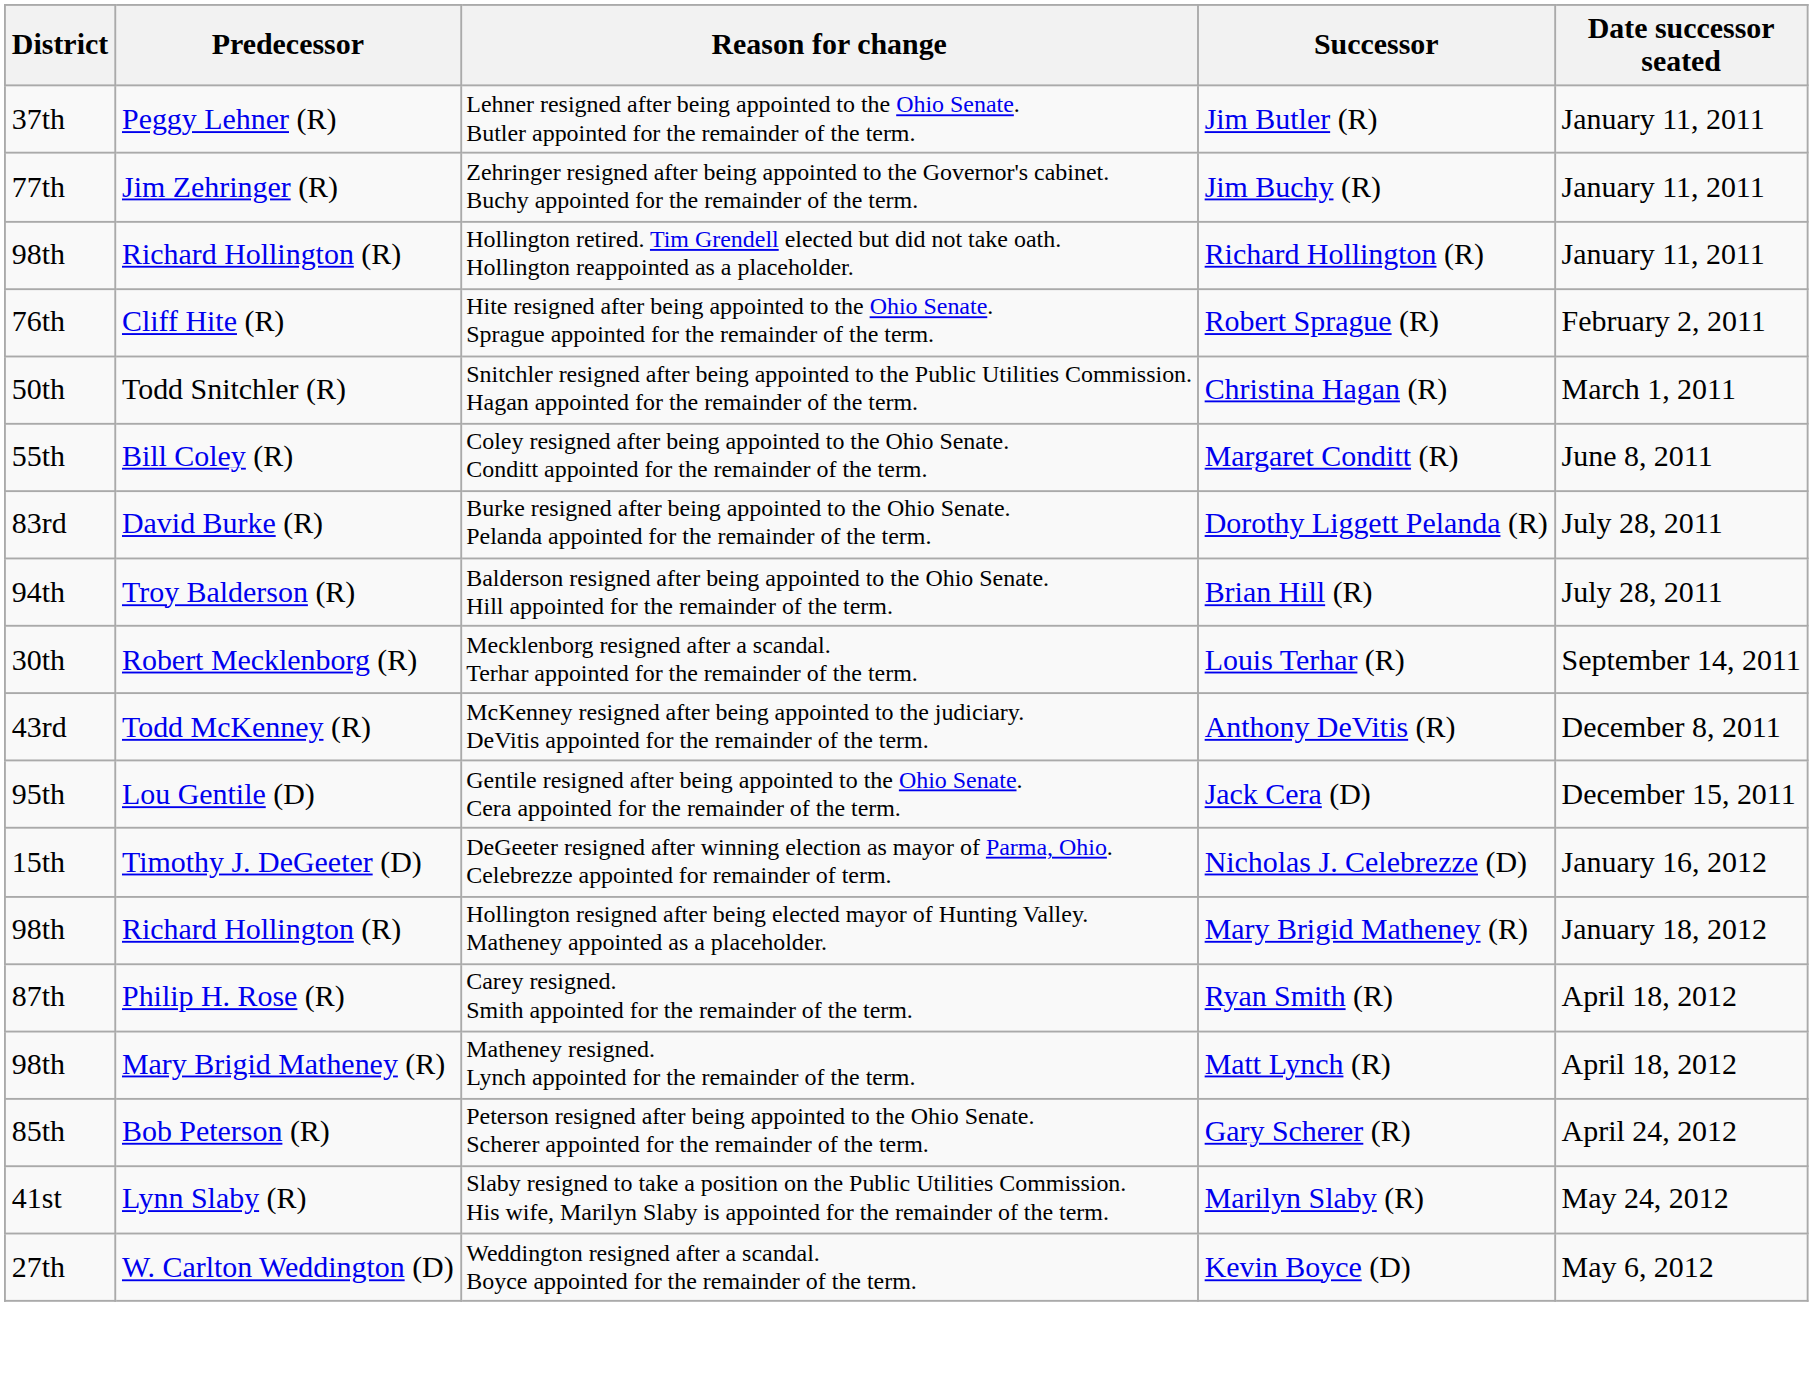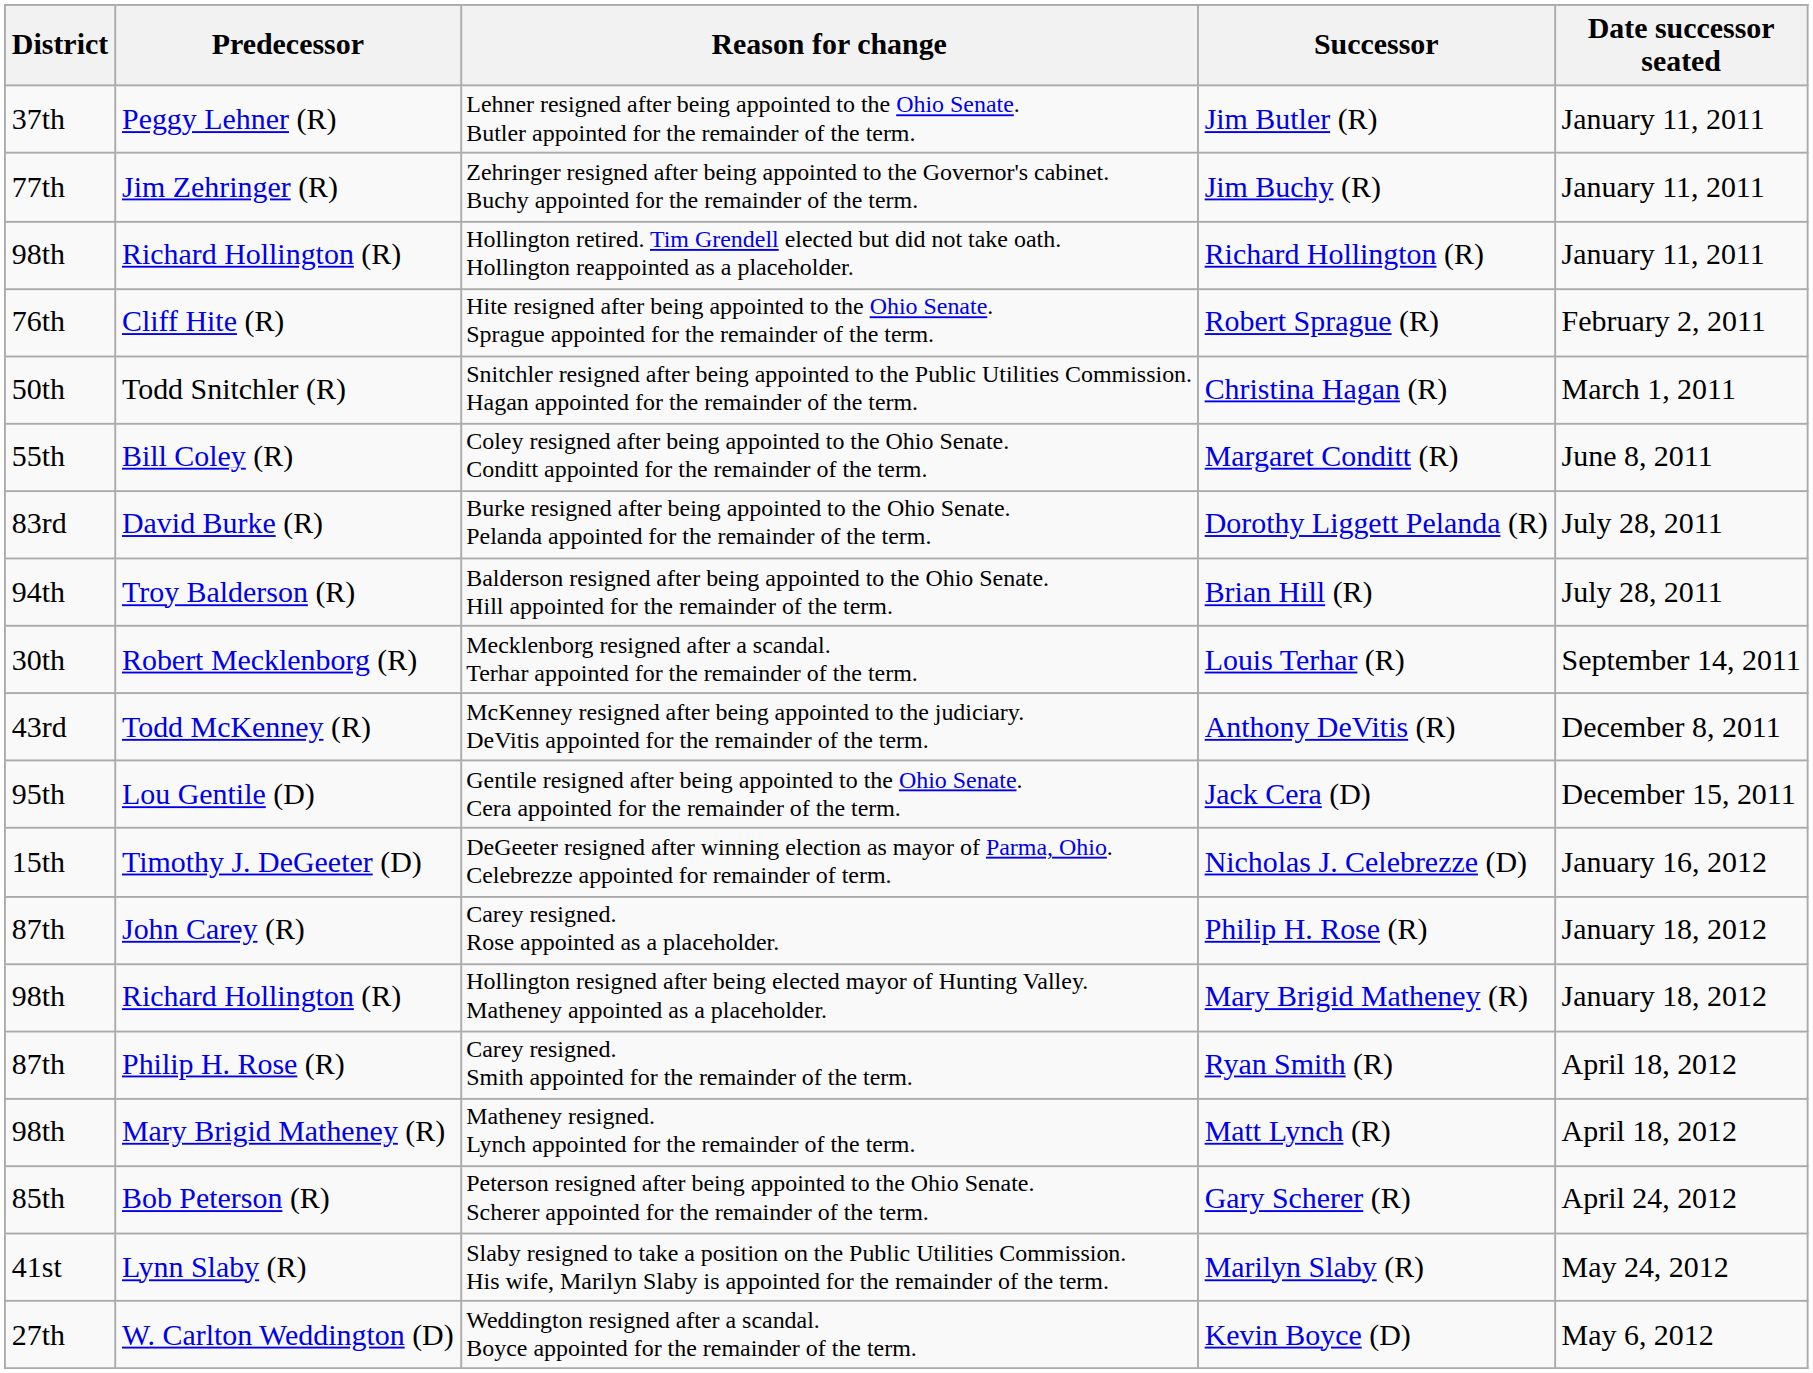+ row: (623, 929)
